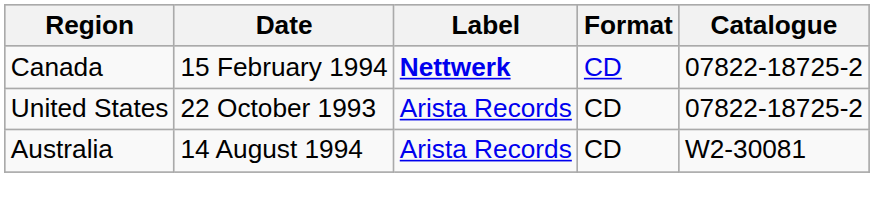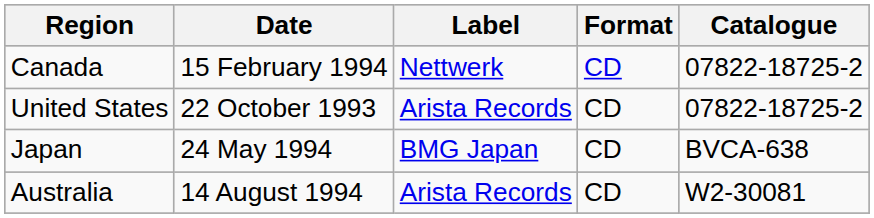(455, 66) bold -> (452, 66) normal
+ row: (47, 150)
